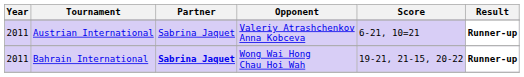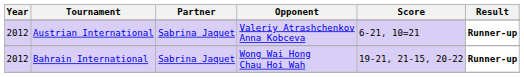(18, 33) 2011 -> (18, 33) 2012
(18, 59) 2011 -> (18, 59) 2012
(197, 59) bold -> (197, 59) normal
